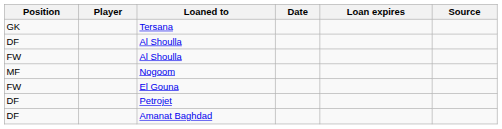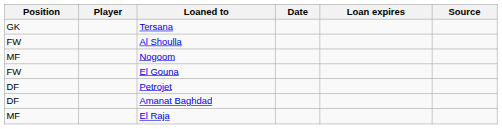- row: (13, 42)
+ row: (13, 116)
